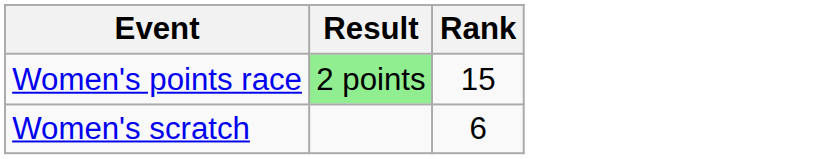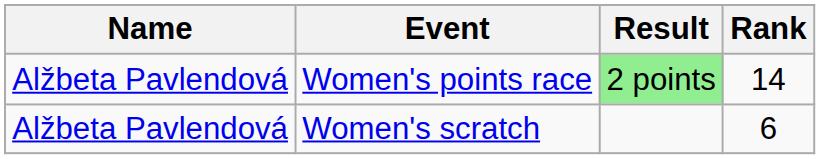+ column: (150, 29)
(478, 78) 15 -> (768, 78) 14
